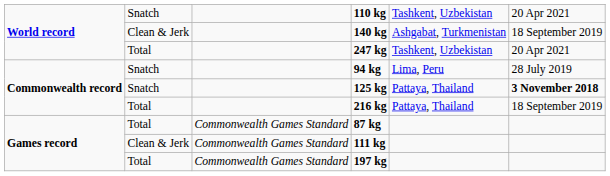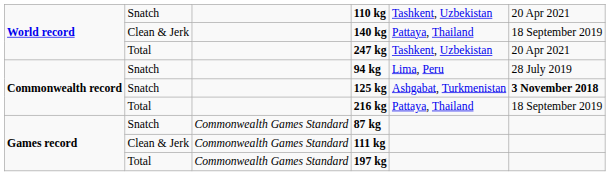(449, 32) Ashgabat, Turkmenistan -> (433, 32) Pattaya, Thailand
(433, 87) Pattaya, Thailand -> (449, 87) Ashgabat, Turkmenistan
(139, 124) Total -> (143, 124) Snatch
